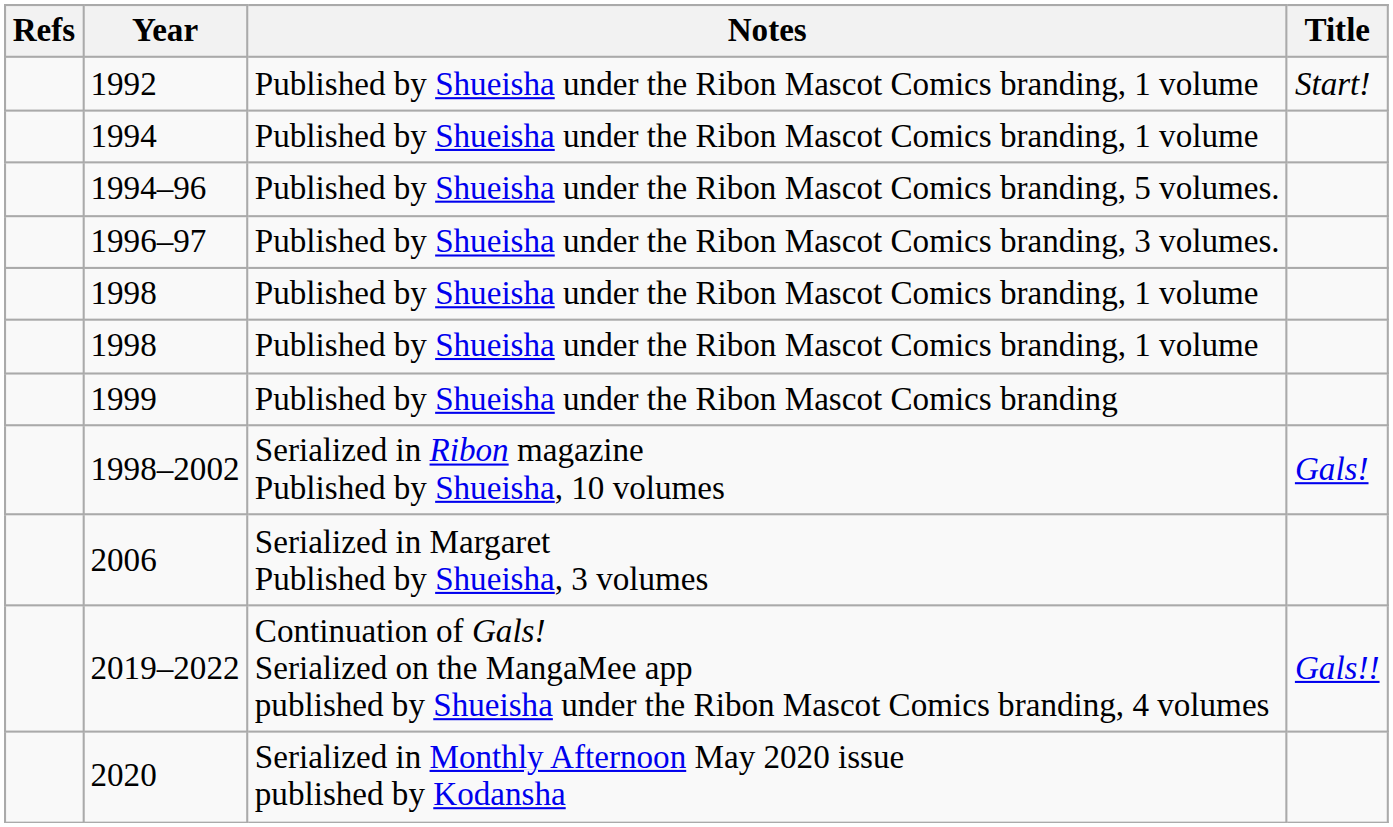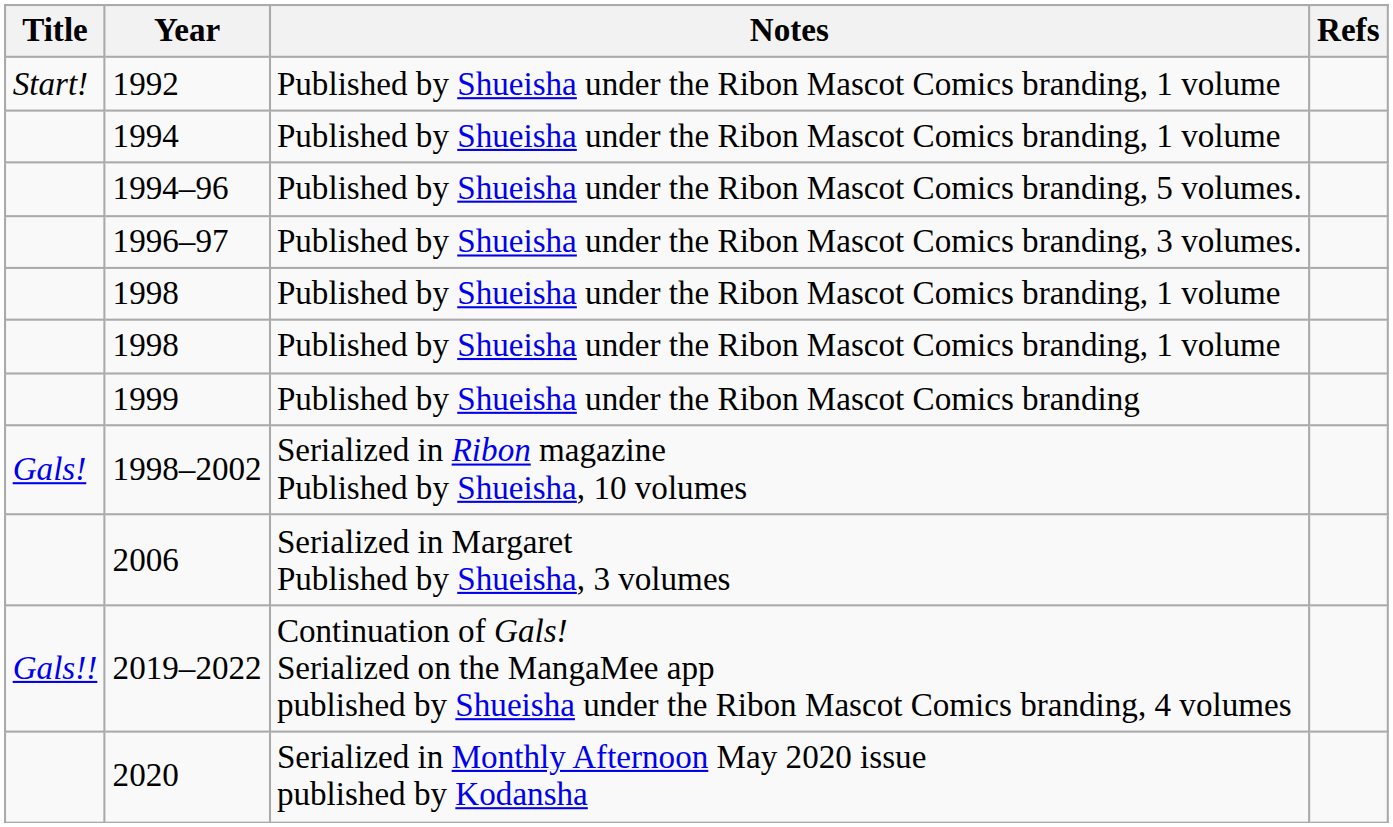columns swapped: (1337, 30) <-> (44, 30)
